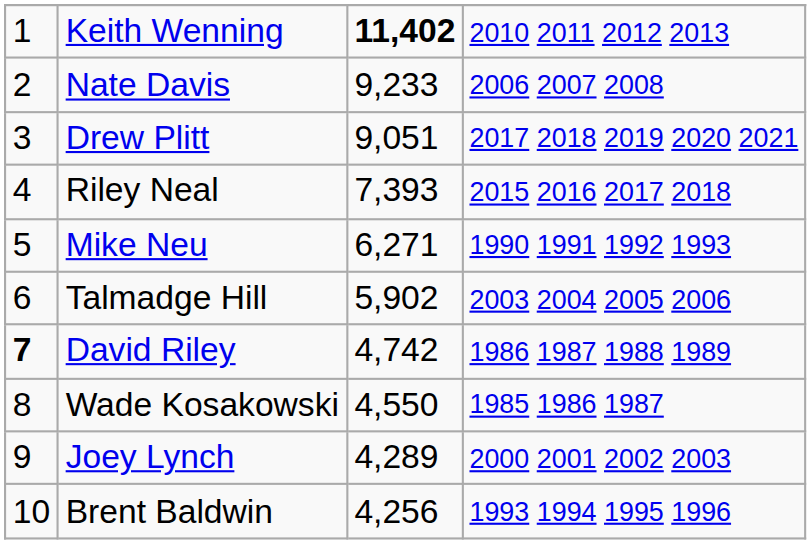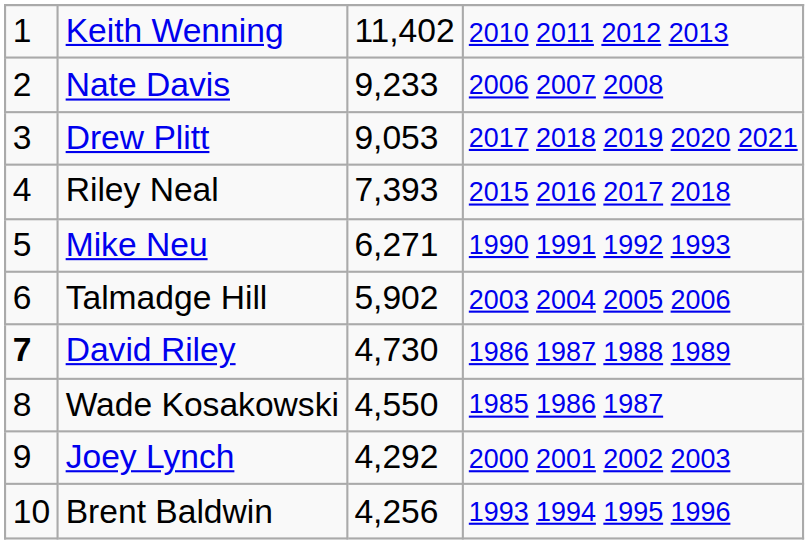(405, 31) bold -> (405, 31) normal
(396, 137) 9,051 -> (396, 137) 9,053
(396, 350) 4,742 -> (396, 350) 4,730
(396, 457) 4,289 -> (396, 457) 4,292
